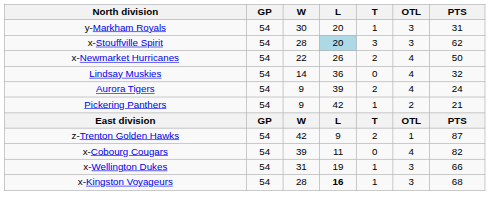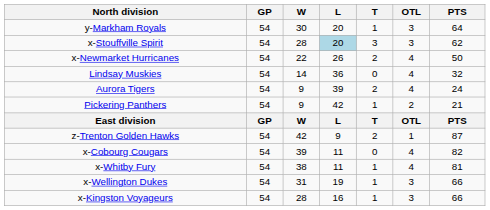(457, 27) 31 -> (457, 27) 64
+ row: (125, 167)
(338, 182) bold -> (338, 197) normal
(457, 182) 68 -> (457, 197) 66
